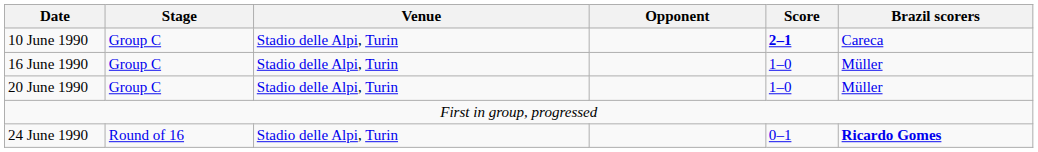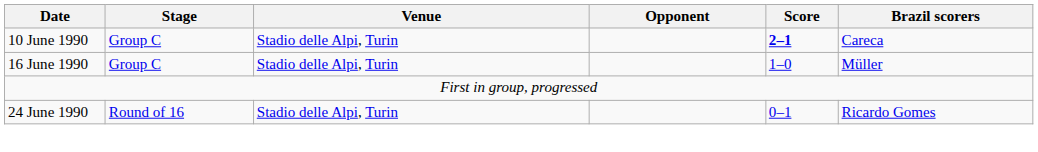- row: (48, 87)
(892, 135) bold -> (889, 111) normal
